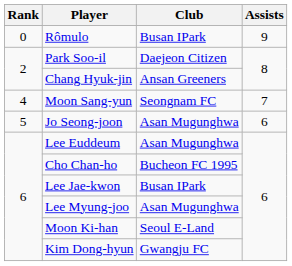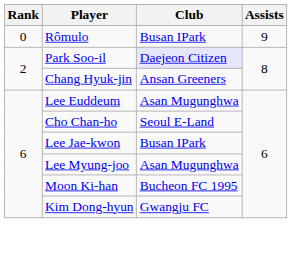(183, 57) no background -> (183, 57) lavender background
- row: (89, 100)
- row: (84, 121)
(189, 164) Bucheon FC 1995 -> (177, 121) Seoul E-Land
(177, 228) Seoul E-Land -> (189, 185) Bucheon FC 1995
